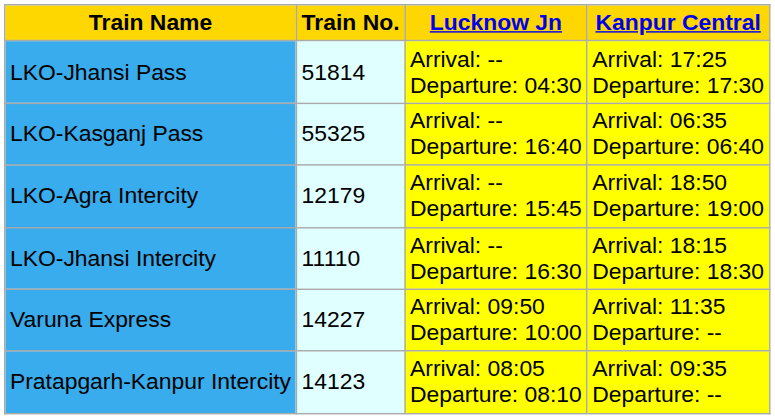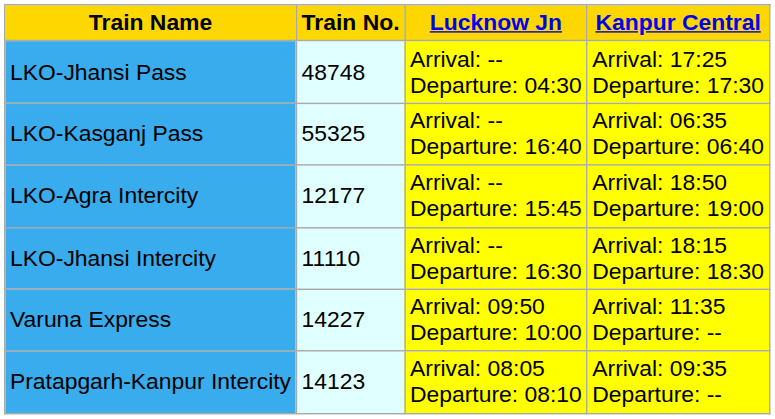(333, 71) 51814 -> (333, 71) 48748
(333, 195) 12179 -> (333, 195) 12177
